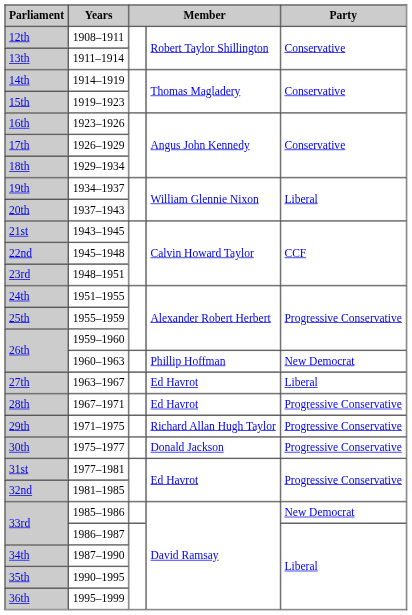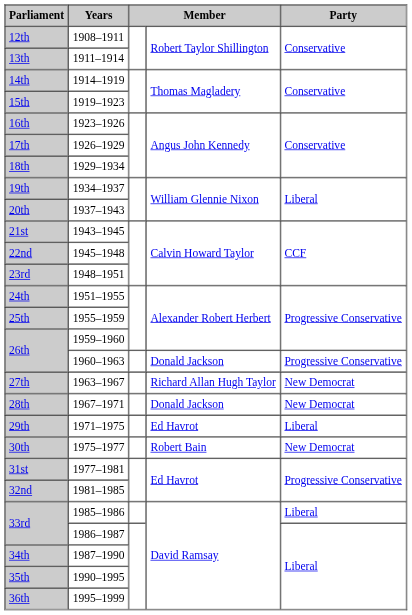(188, 361) Phillip Hoffman -> (187, 361) Donald Jackson
(319, 361) New Democrat -> (343, 361) Progressive Conservative
(174, 382) Ed Havrot -> (213, 382) Richard Allan Hugh Taylor
(301, 382) Liberal -> (319, 382) New Democrat
(174, 404) Ed Havrot -> (187, 404) Donald Jackson
(343, 404) Progressive Conservative -> (319, 404) New Democrat
(213, 426) Richard Allan Hugh Taylor -> (174, 426) Ed Havrot
(343, 426) Progressive Conservative -> (301, 426) Liberal
(187, 447) Donald Jackson -> (178, 447) Robert Bain
(343, 447) Progressive Conservative -> (319, 447) New Democrat
(319, 512) New Democrat -> (301, 512) Liberal
